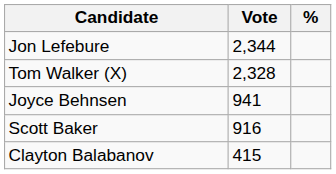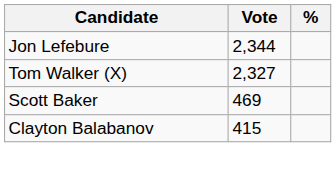(254, 73) 2,328 -> (254, 73) 2,327
- row: (68, 100)
(247, 127) 916 -> (247, 100) 469
